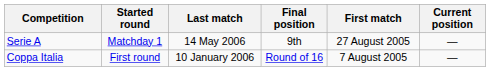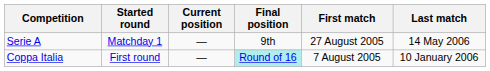columns swapped: (452, 18) <-> (215, 18)
(294, 58) no background -> (268, 58) paleturquoise background
